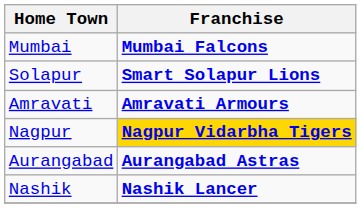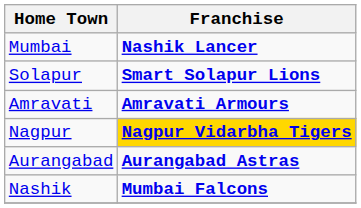(195, 47) Mumbai Falcons -> (190, 47) Nashik Lancer
(190, 189) Nashik Lancer -> (195, 189) Mumbai Falcons
